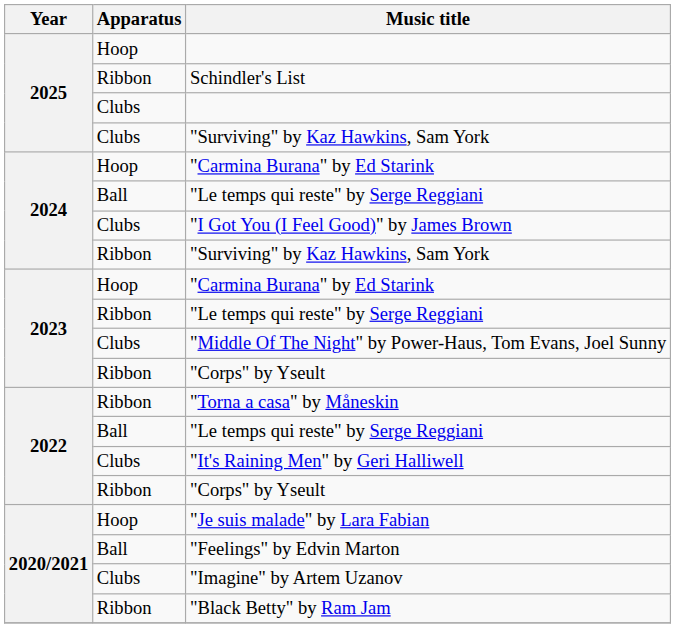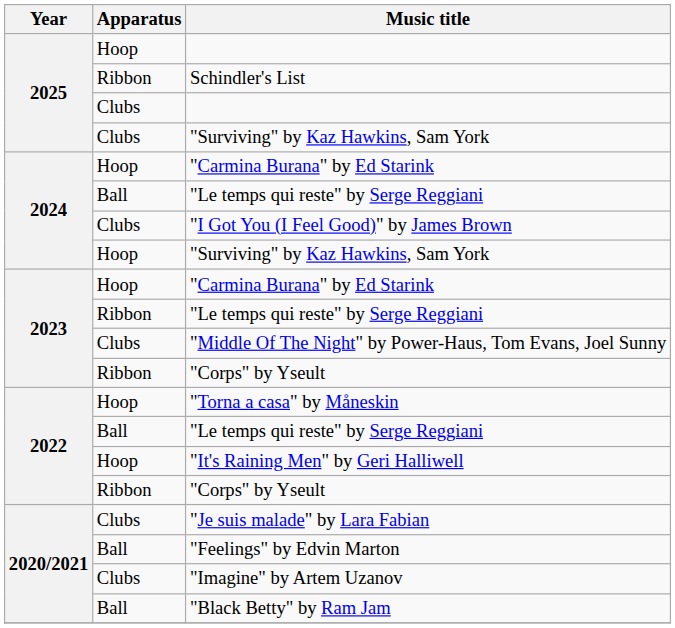(124, 254) Ribbon -> (117, 254) Hoop
(124, 401) Ribbon -> (117, 401) Hoop
(118, 460) Clubs -> (117, 460) Hoop
(117, 519) Hoop -> (118, 519) Clubs
(124, 607) Ribbon -> (112, 607) Ball
